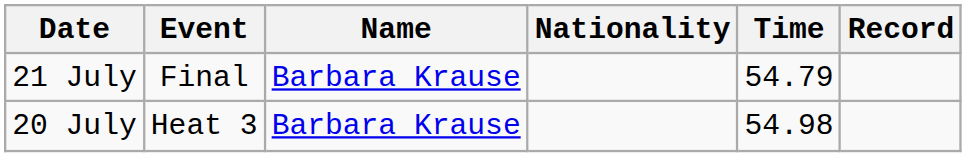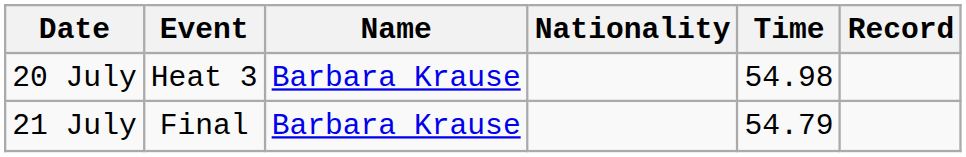rows swapped: (74, 126) <-> (74, 78)
